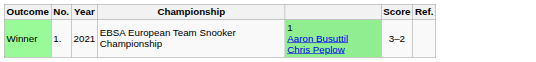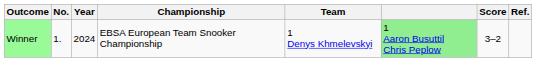+ column: (333, 12)
(84, 38) 2021 -> (84, 38) 2024
